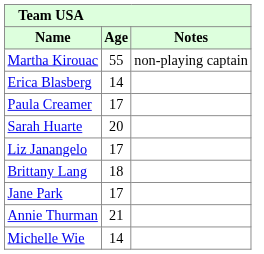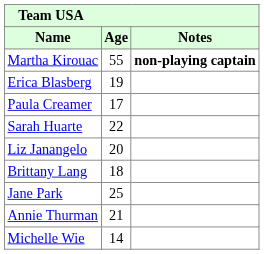(191, 60) normal -> (195, 60) bold
(116, 82) 14 -> (116, 82) 19
(116, 126) 20 -> (116, 126) 22
(116, 149) 17 -> (116, 149) 20
(116, 193) 17 -> (116, 193) 25
